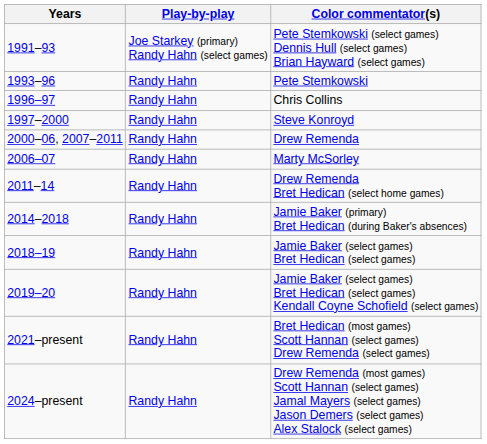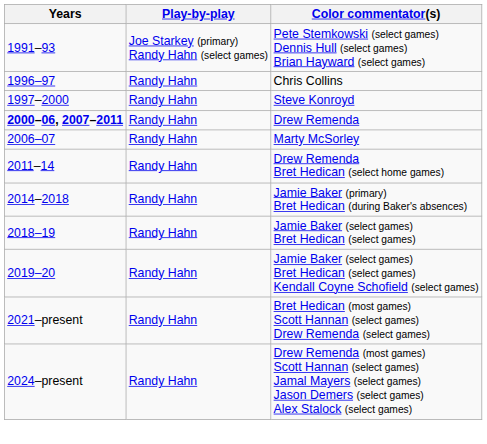- row: (321, 81)
(65, 139) normal -> (65, 120) bold
